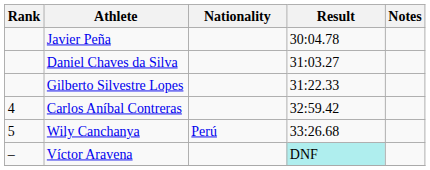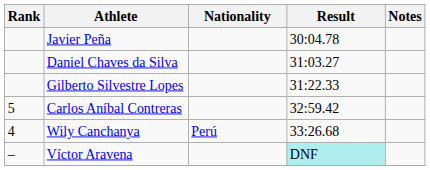(11, 108) 4 -> (11, 108) 5
(11, 131) 5 -> (11, 131) 4
